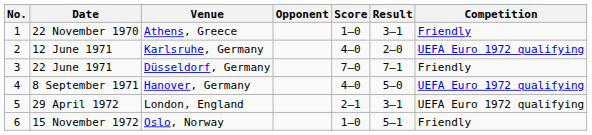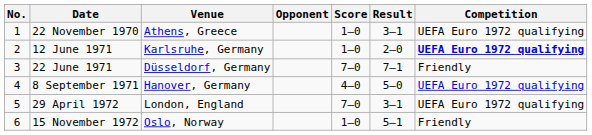(444, 31) Friendly -> (501, 31) UEFA Euro 1972 qualifying
(351, 49) 4–0 -> (351, 49) 1–0
(501, 49) normal -> (501, 49) bold
(351, 103) 2–1 -> (351, 103) 7–0
